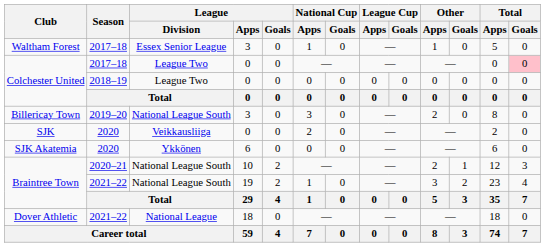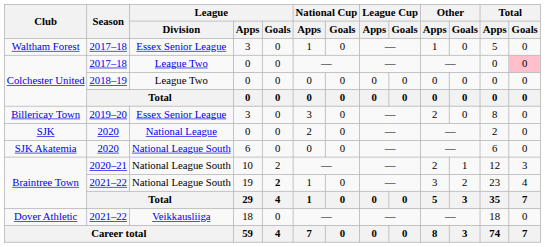(181, 115) National League South -> (181, 115) Essex Senior League
(181, 132) Veikkausliiga -> (181, 132) National League
(181, 149) Ykkönen -> (181, 149) National League South
(278, 183) normal -> (278, 183) bold
(181, 217) National League -> (181, 217) Veikkausliiga
